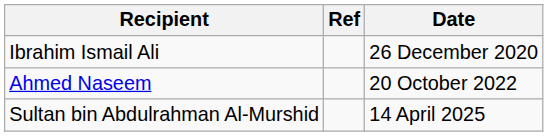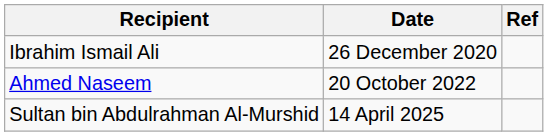columns swapped: (454, 20) <-> (344, 20)
